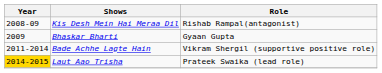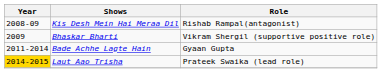(208, 36) Gyaan Gupta -> (279, 36) Vikram Shergil (supportive positive role)
(279, 49) Vikram Shergil (supportive positive role) -> (208, 49) Gyaan Gupta
